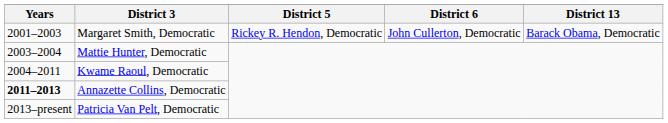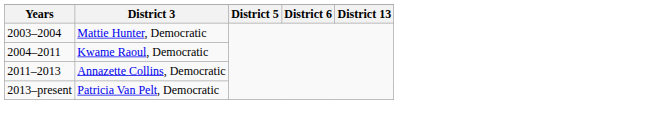- row: (146, 33)
(34, 90) bold -> (34, 71) normal
